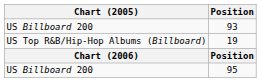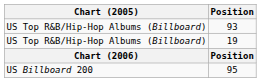(50, 26) US Billboard 200 -> (106, 26) US Top R&B/Hip-Hop Albums (Billboard)
